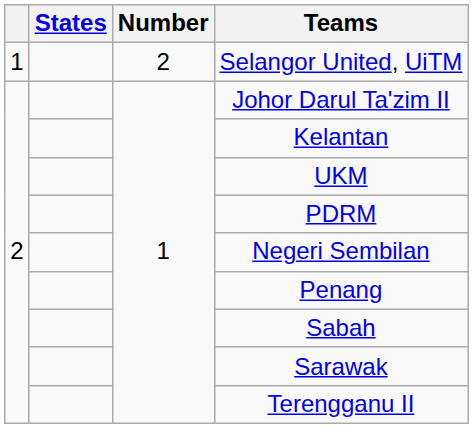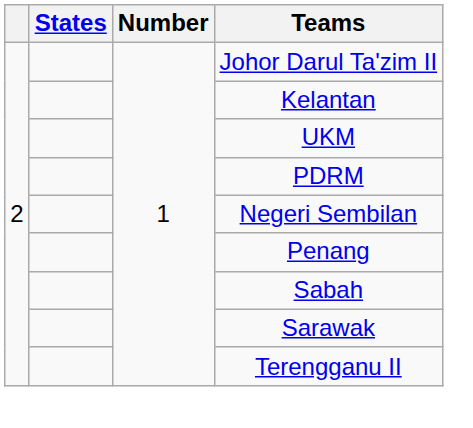- row: (341, 61)
